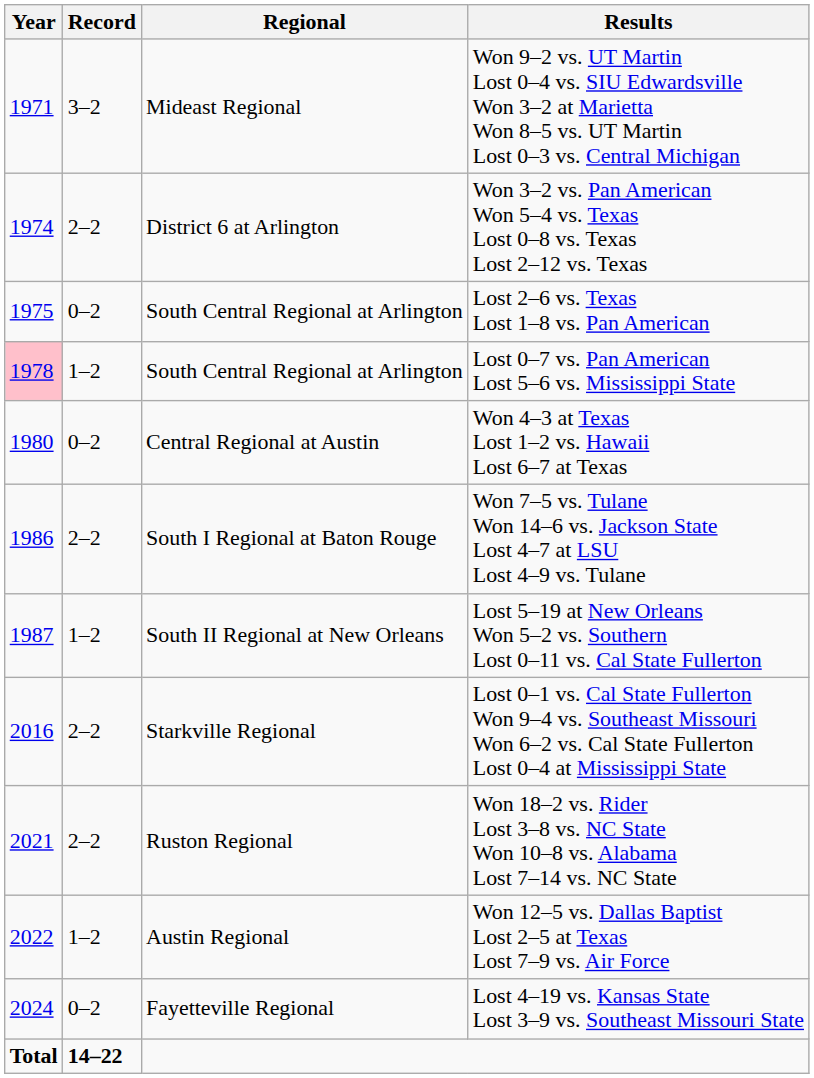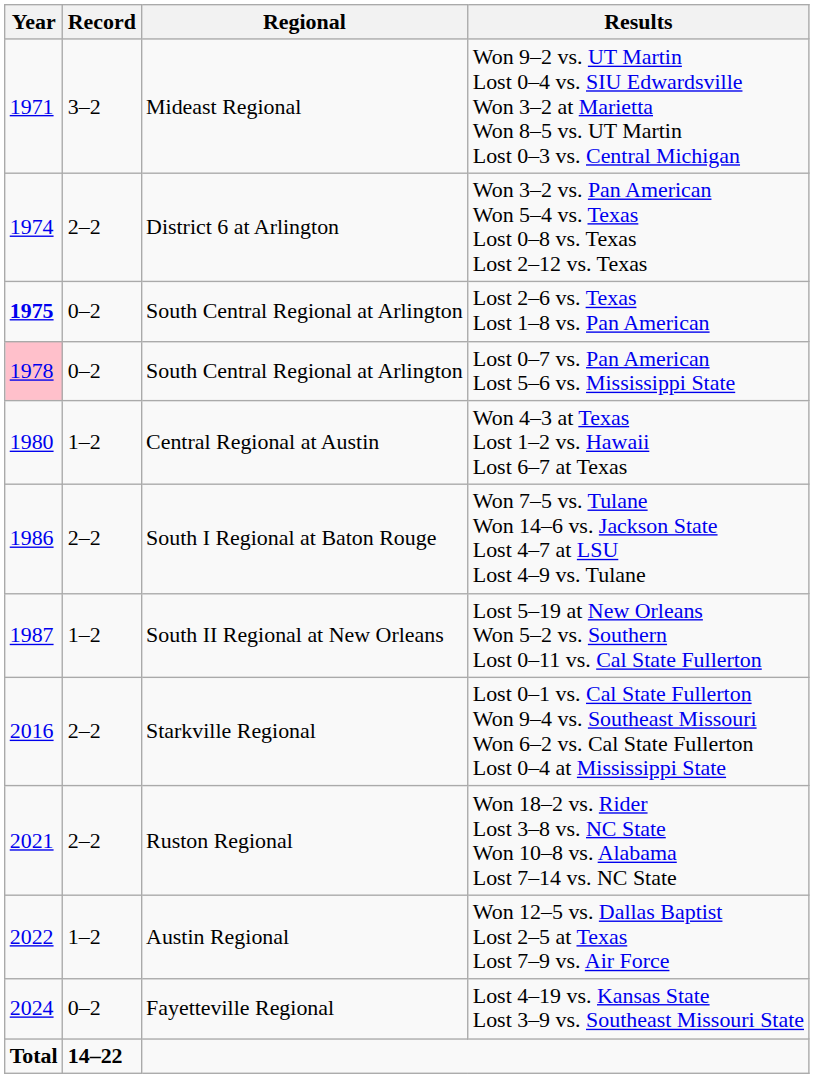(32, 311) normal -> (32, 311) bold
(84, 370) 1–2 -> (84, 370) 0–2
(84, 442) 0–2 -> (84, 442) 1–2
